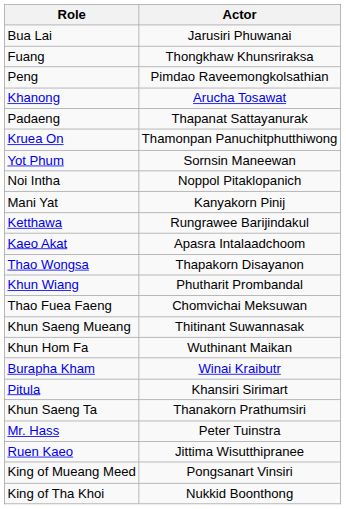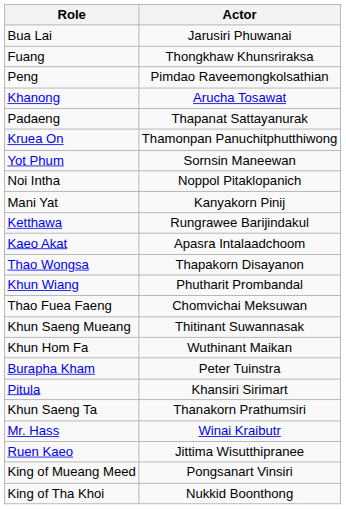(240, 368) Winai Kraibutr -> (240, 368) Peter Tuinstra
(240, 431) Peter Tuinstra -> (240, 431) Winai Kraibutr
